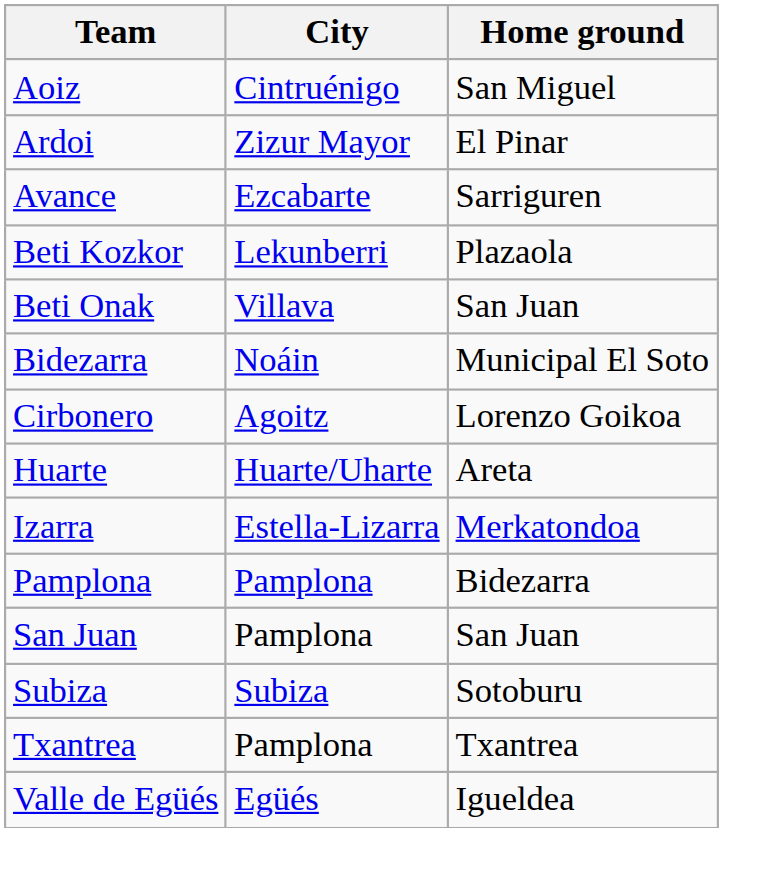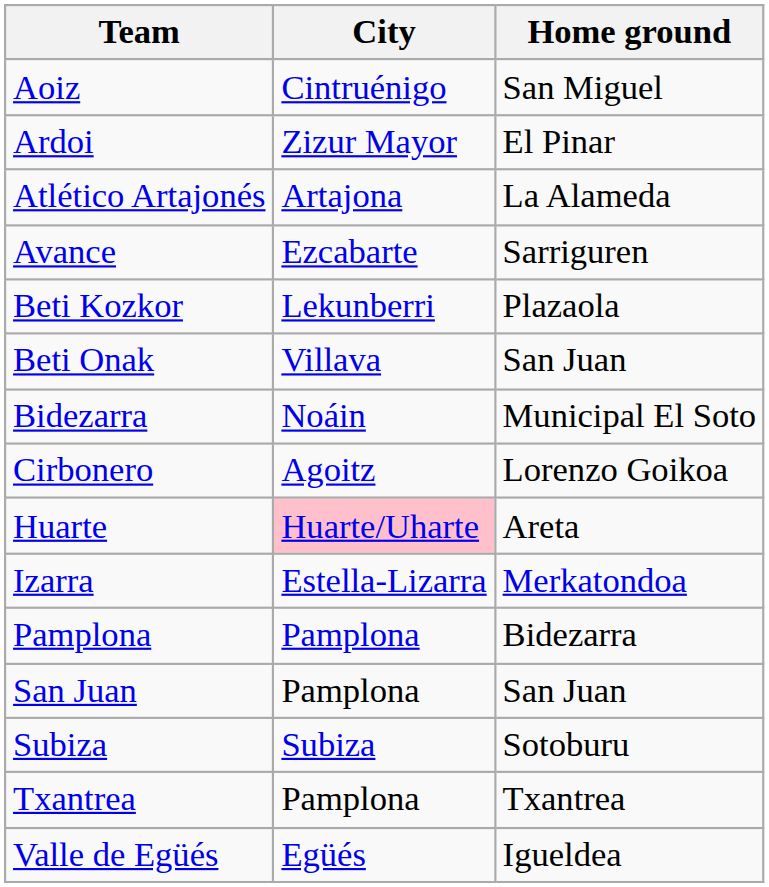+ row: (139, 196)
(333, 470) no background -> (380, 525) pink background
